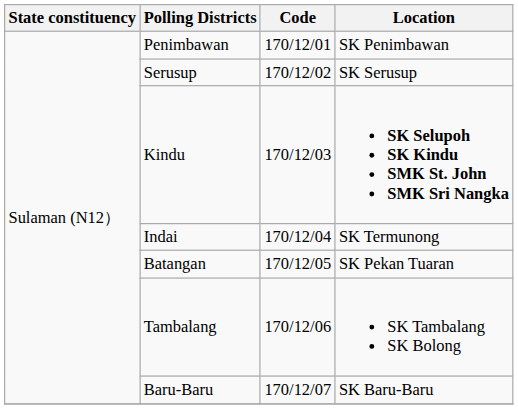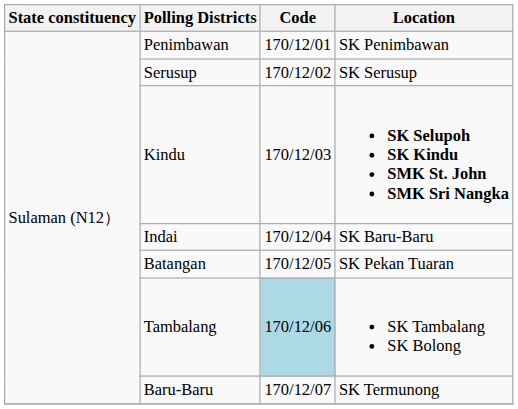(389, 236) SK Termunong -> (386, 236) SK Baru-Baru
(298, 326) no background -> (298, 326) lightblue background
(386, 389) SK Baru-Baru -> (389, 389) SK Termunong
